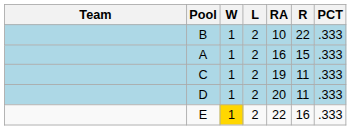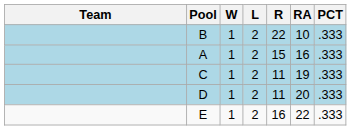columns swapped: (303, 15) <-> (279, 15)
(232, 115) gold background -> (232, 115) no background
